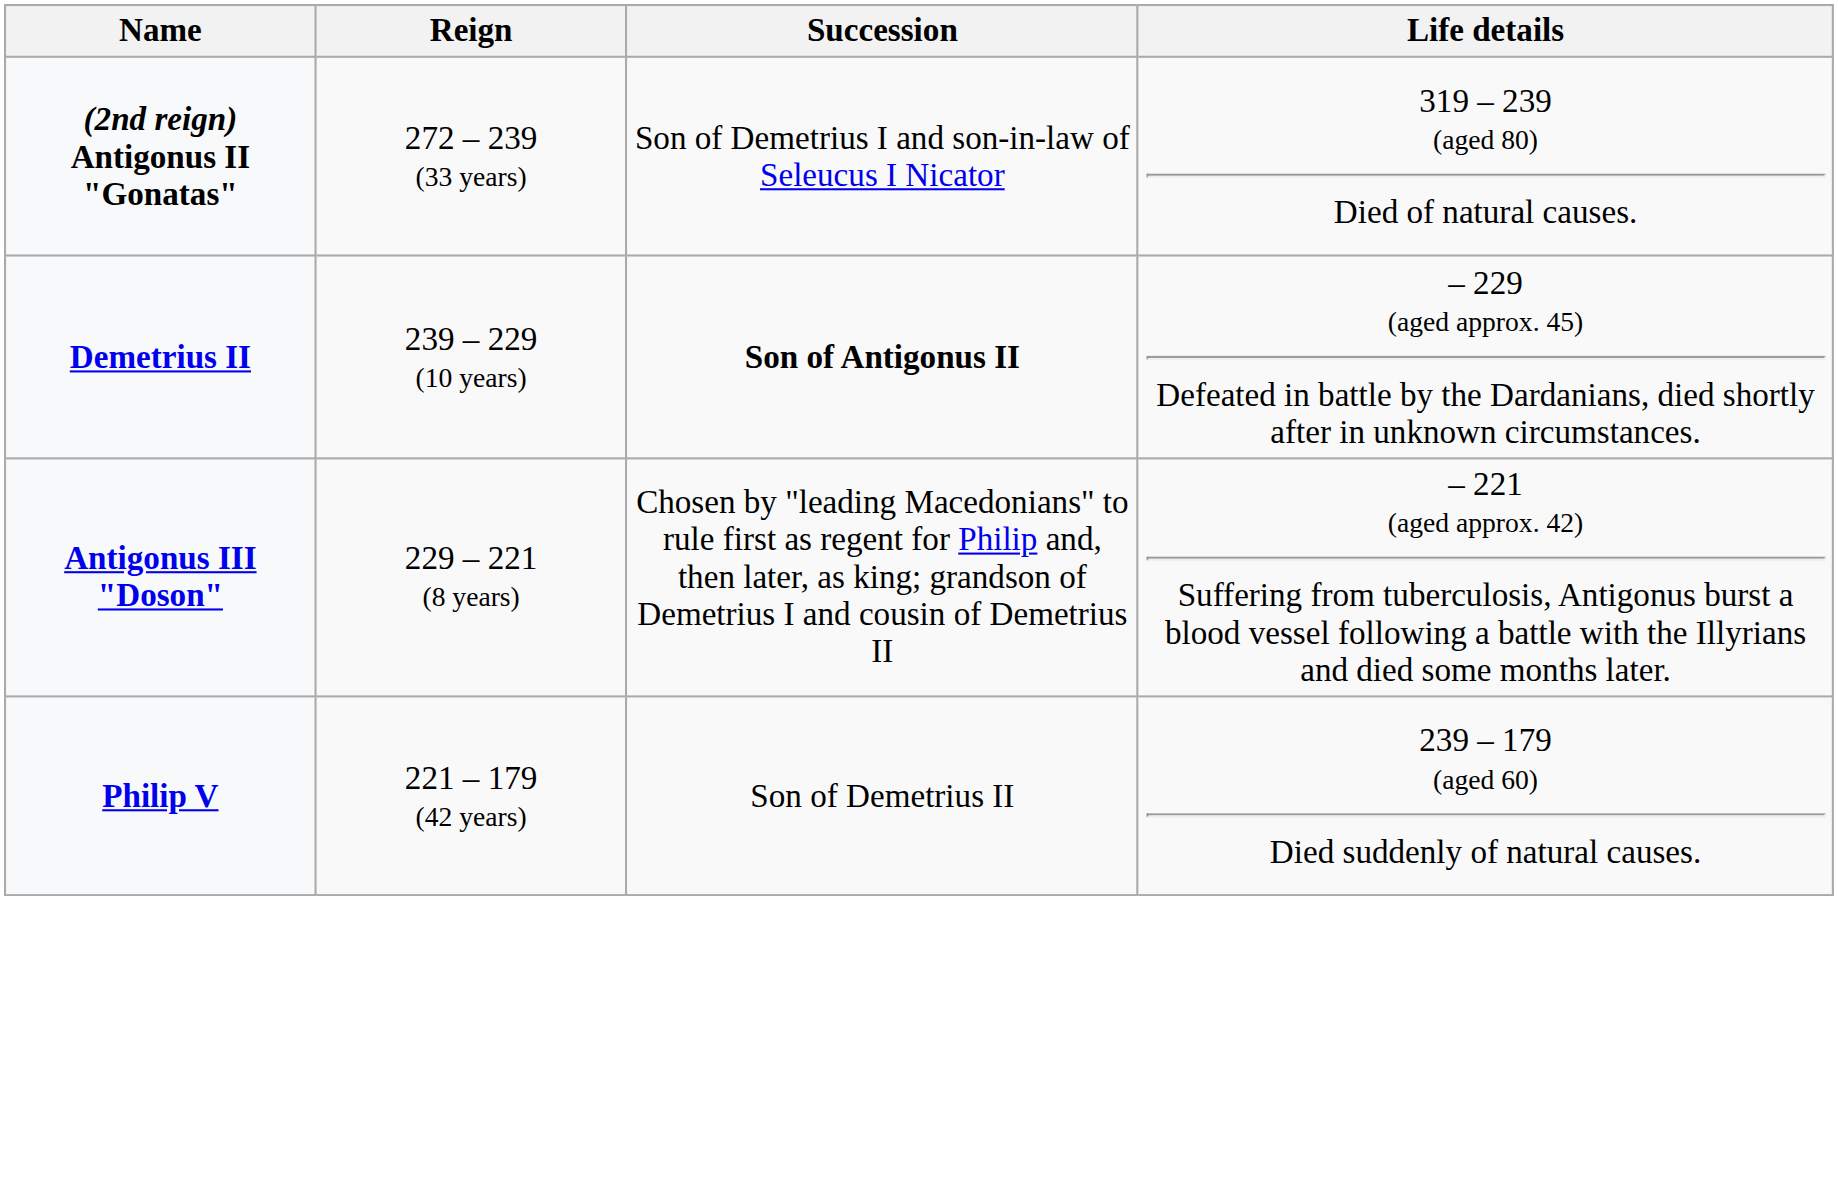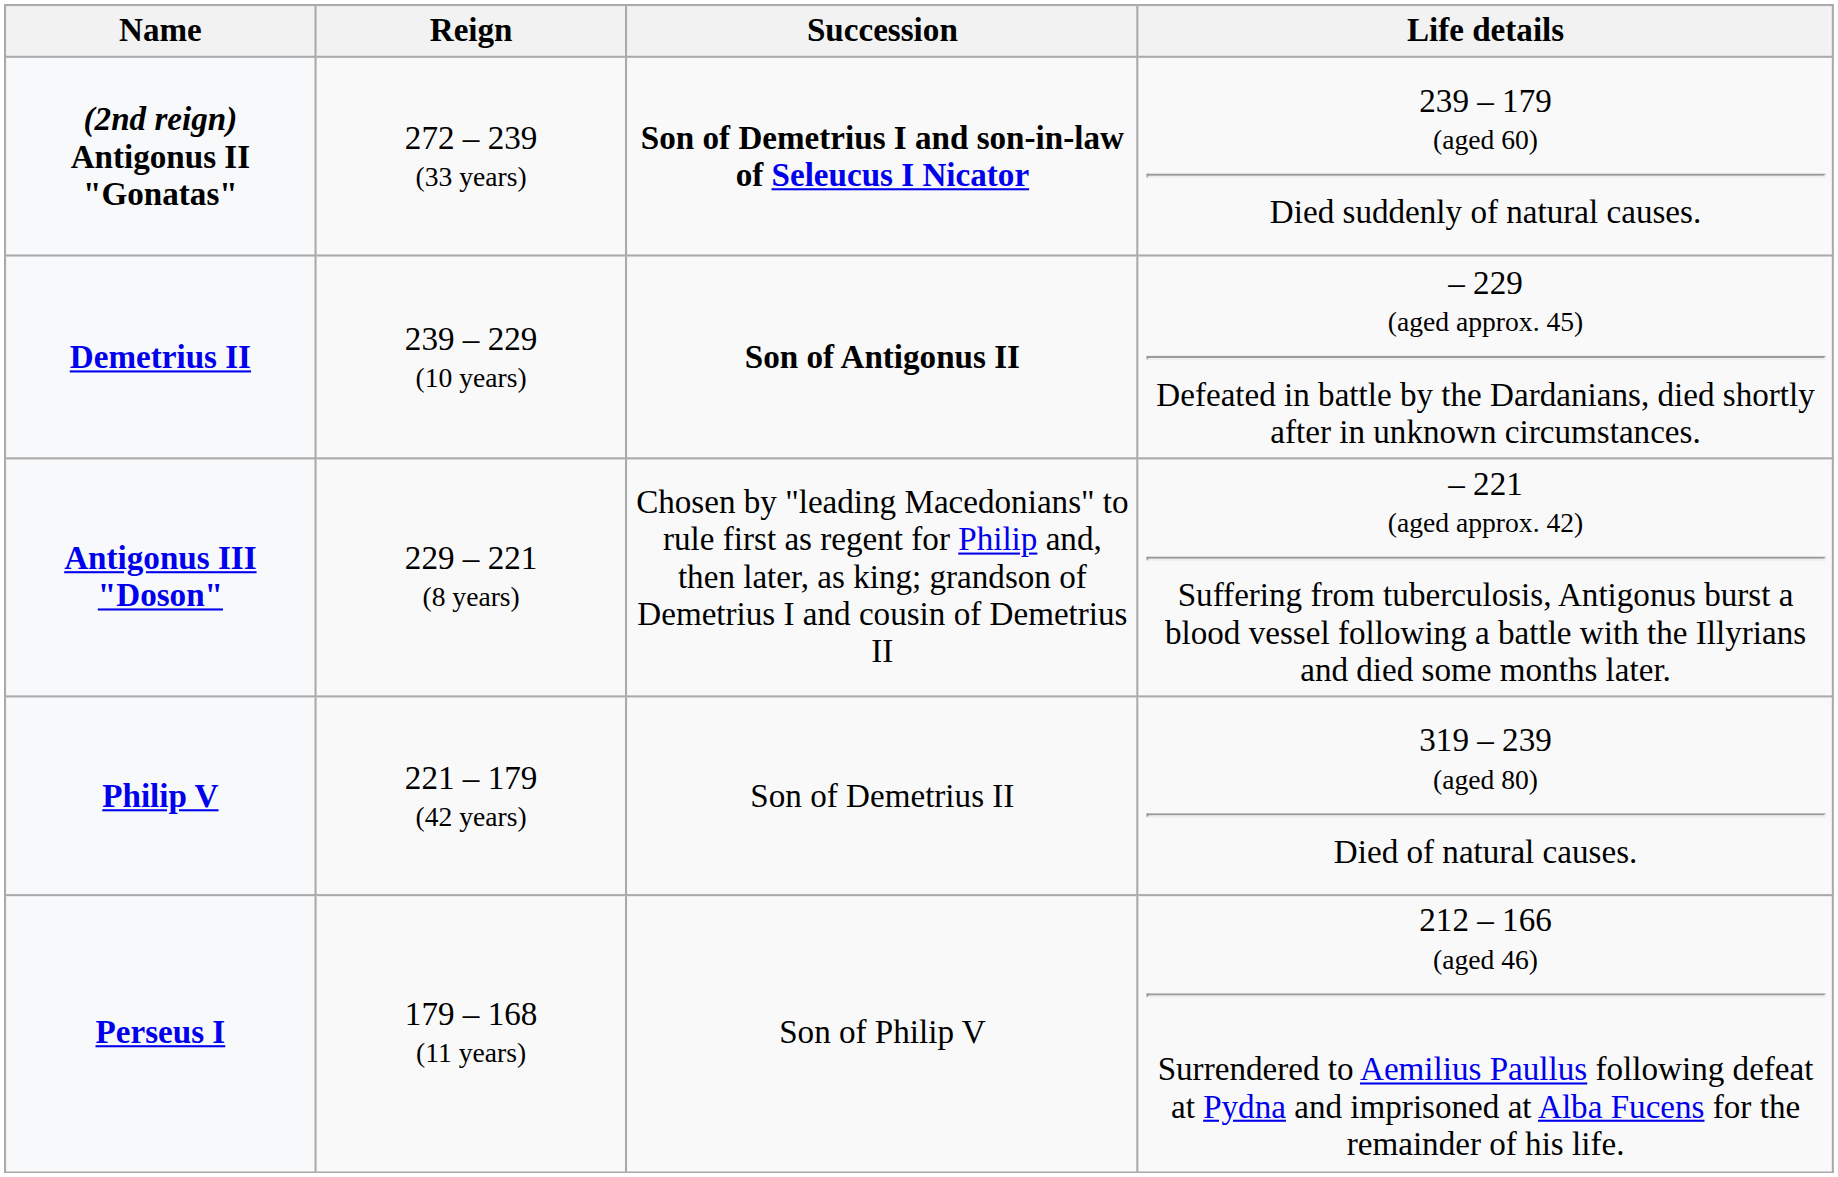(882, 156) normal -> (882, 156) bold
(1486, 156) 319 – 239 (aged 80) Died of natural causes. -> (1486, 156) 239 – 179 (aged 60) Died suddenly of natural causes.
(1486, 795) 239 – 179 (aged 60) Died suddenly of natural causes. -> (1486, 795) 319 – 239 (aged 80) Died of natural causes.
+ row: (160, 1032)
